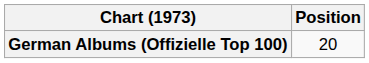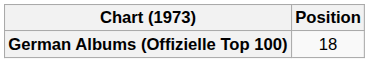(328, 44) 20 -> (328, 44) 18
